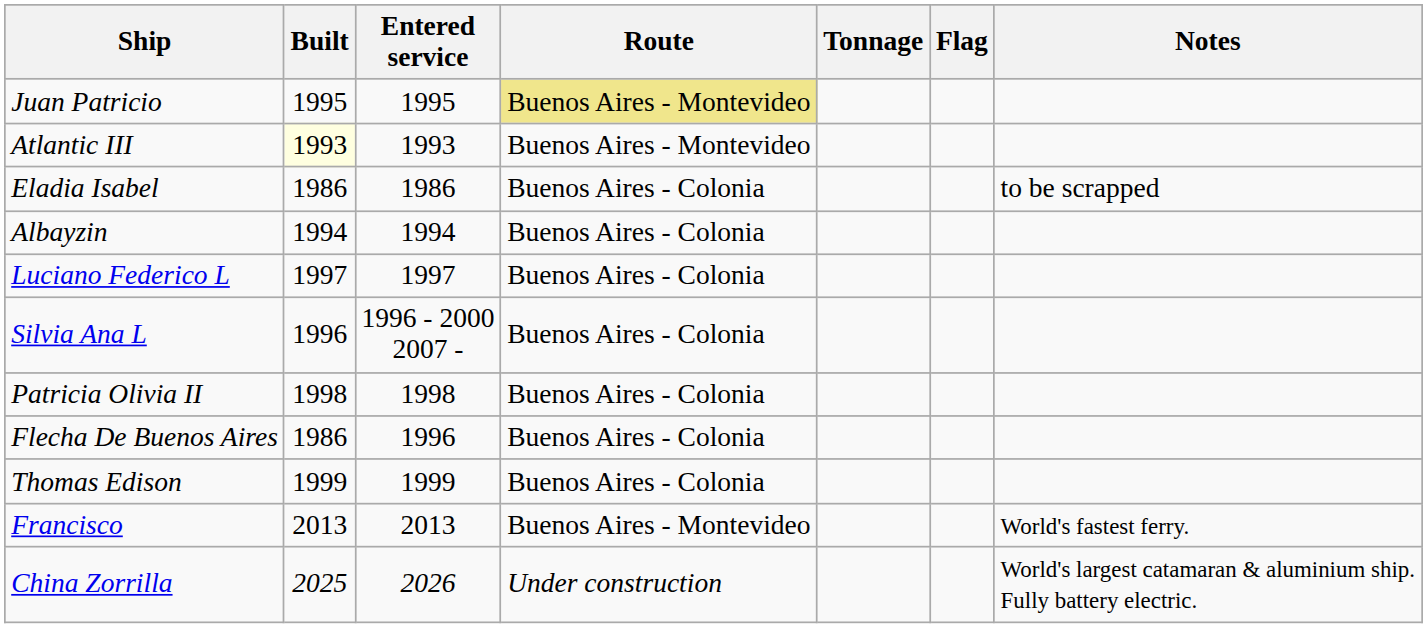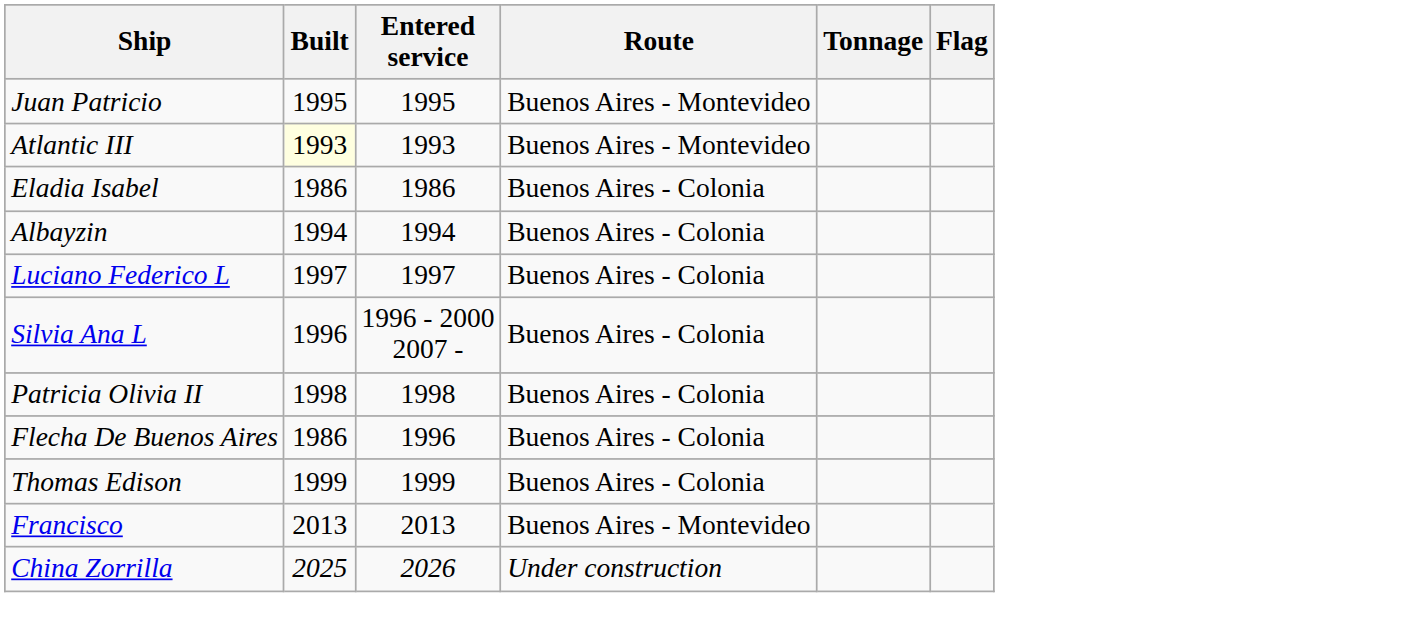- column: (1208, 41)
(659, 100) khaki background -> (659, 100) no background
